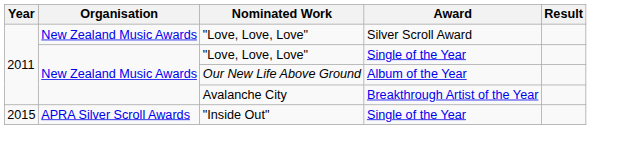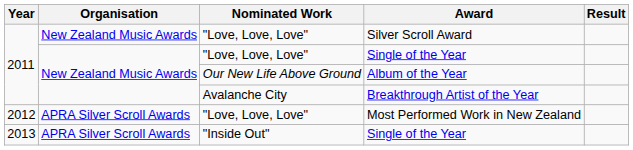+ row: (255, 114)
(21, 114) 2015 -> (21, 134) 2013
